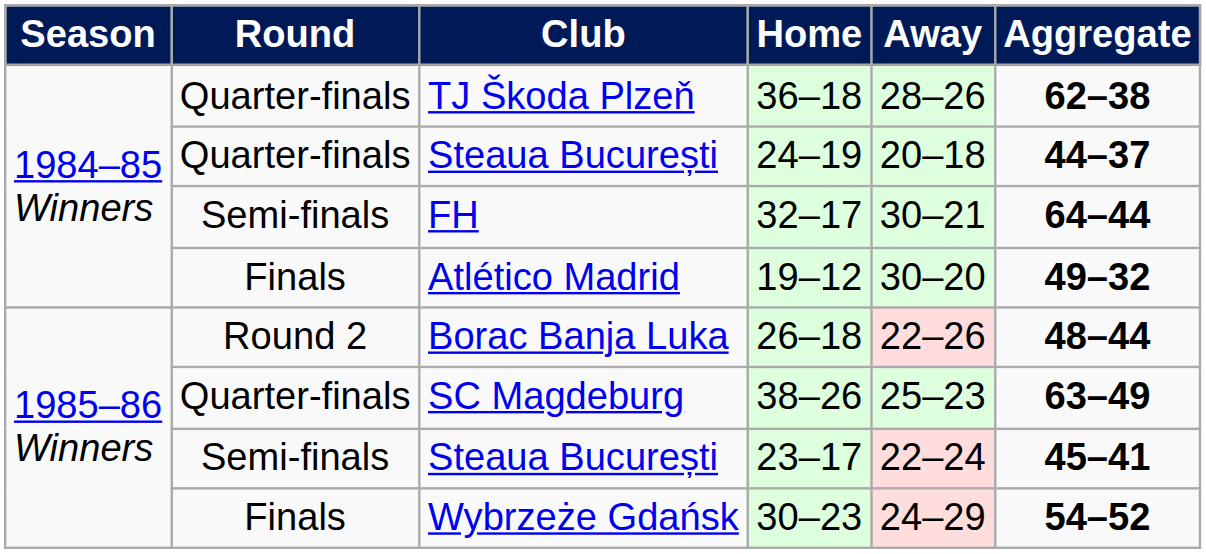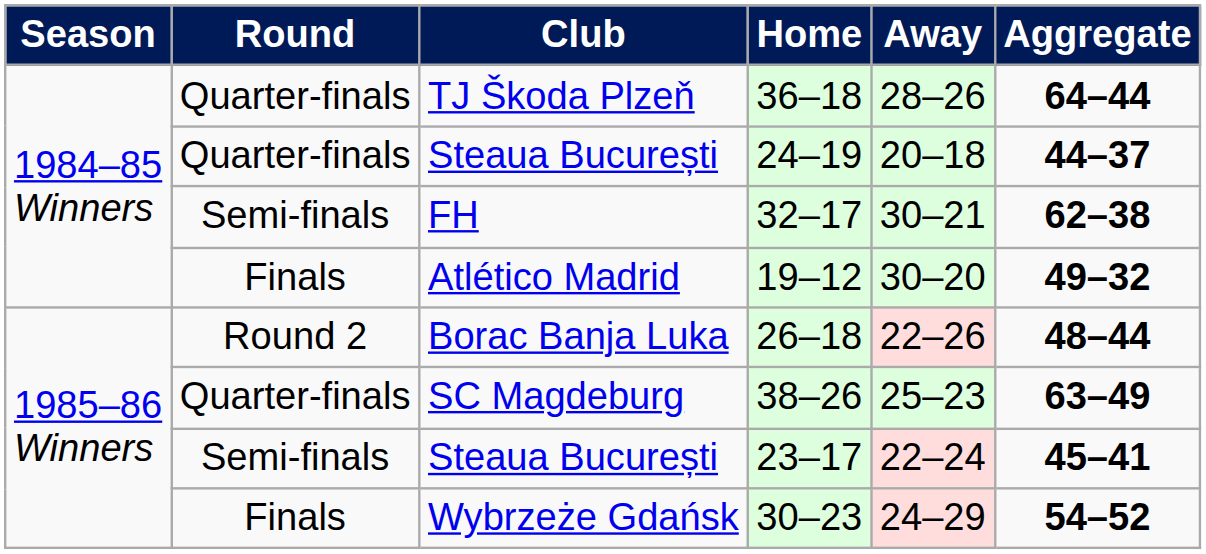(1097, 95) 62–38 -> (1097, 95) 64–44
(1097, 215) 64–44 -> (1097, 215) 62–38
